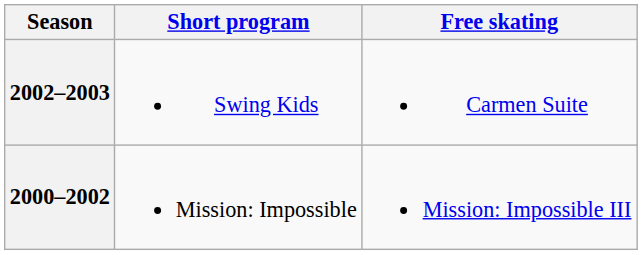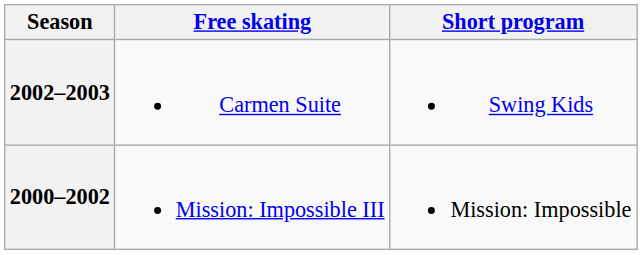columns swapped: (238, 22) <-> (499, 22)
